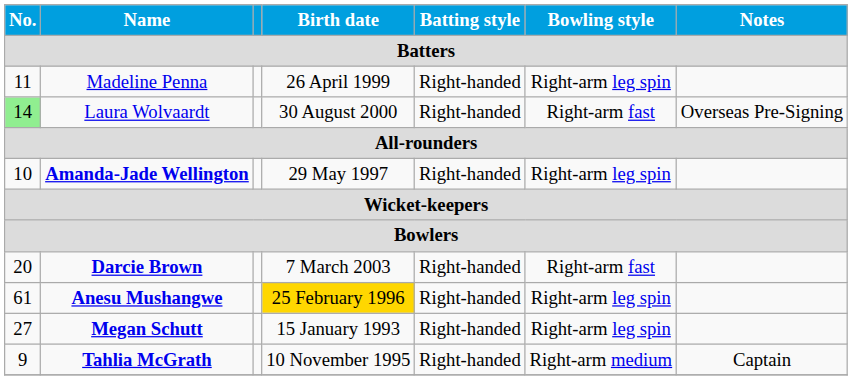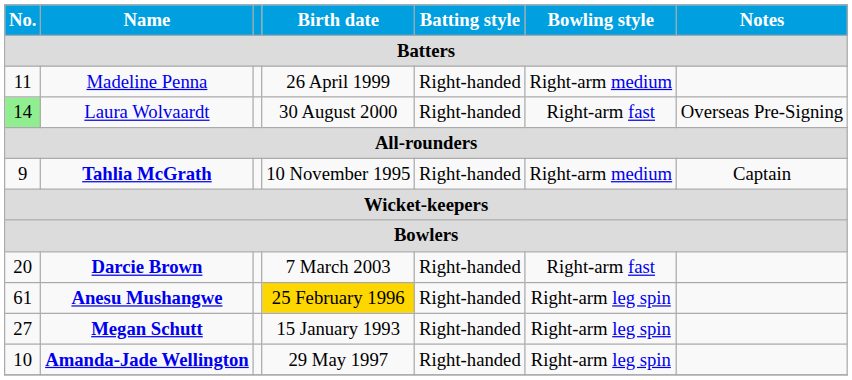(601, 81) Right-arm leg spin -> (601, 81) Right-arm medium
rows swapped: (147, 359) <-> (147, 174)
